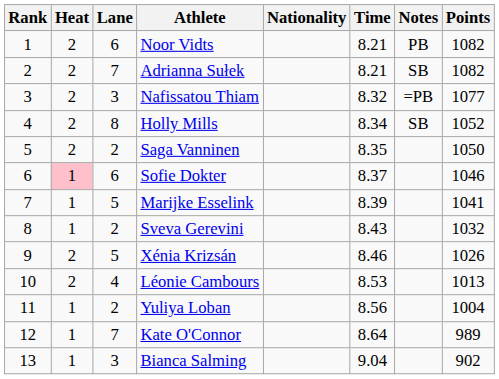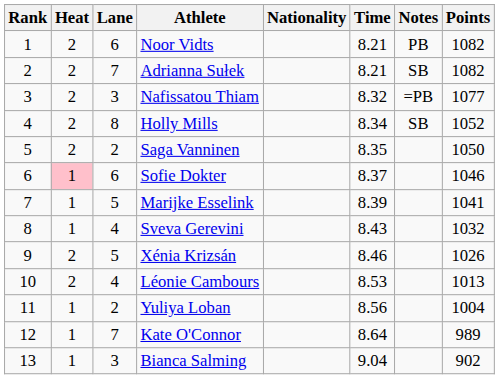(115, 228) 2 -> (115, 228) 4
